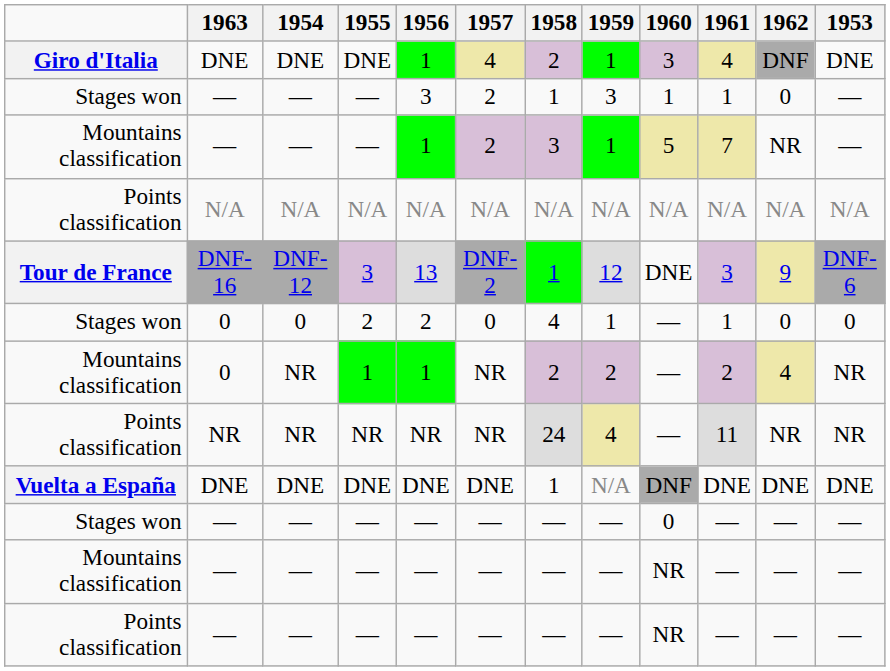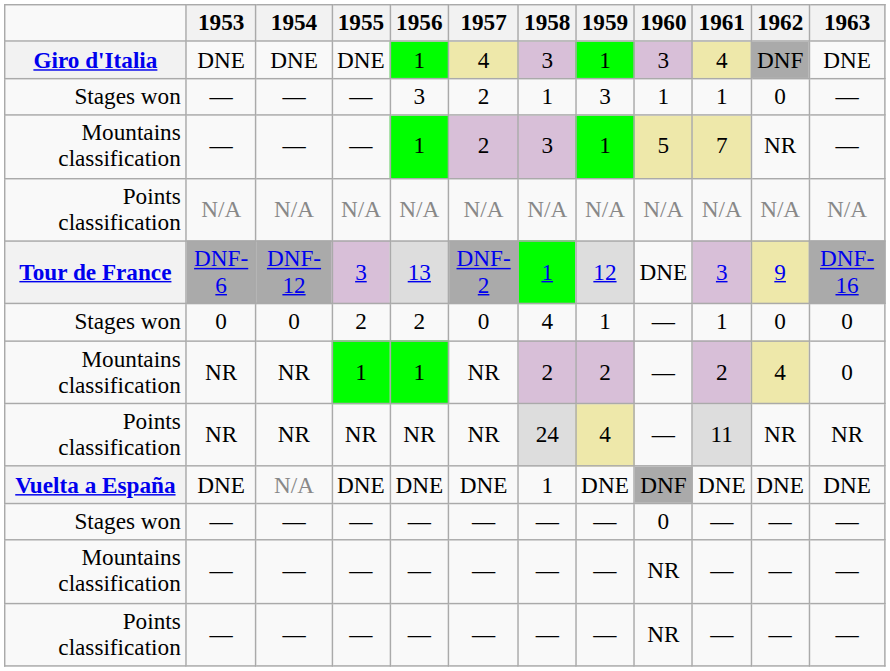columns swapped: (850, 22) <-> (225, 22)
(554, 59) 2 -> (547, 59) 3
(300, 484) DNE -> (294, 484) N/A
(611, 484) N/A -> (605, 484) DNE
